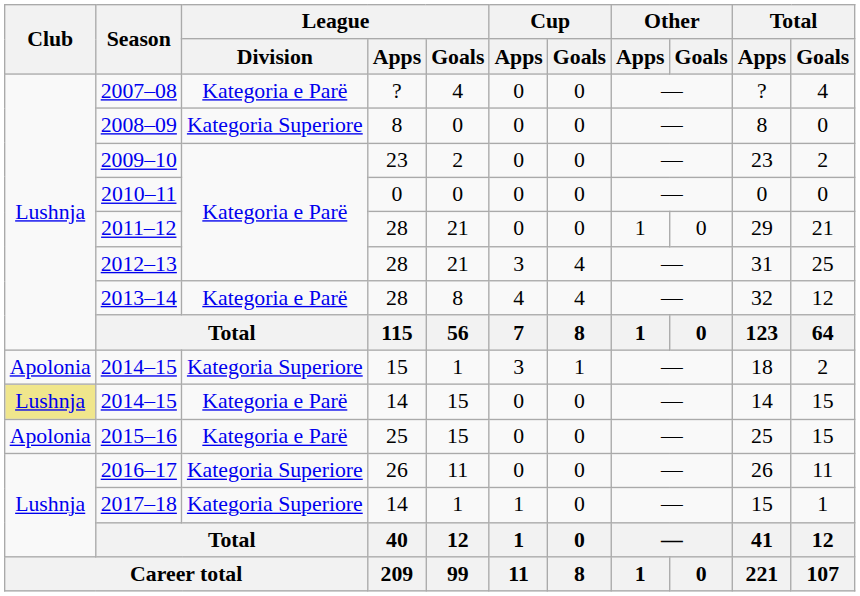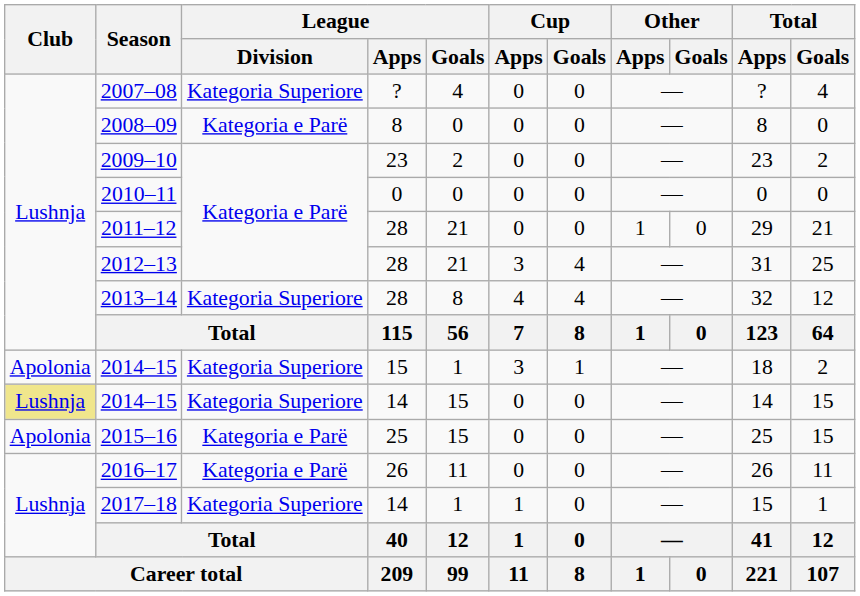(275, 90) Kategoria e Parë -> (275, 90) Kategoria Superiore
(275, 125) Kategoria Superiore -> (275, 125) Kategoria e Parë
(275, 297) Kategoria e Parë -> (275, 297) Kategoria Superiore
(275, 401) Kategoria e Parë -> (275, 401) Kategoria Superiore
(275, 470) Kategoria Superiore -> (275, 470) Kategoria e Parë
